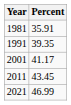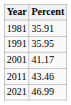(43, 44) 39.35 -> (43, 44) 35.95
(43, 76) 43.45 -> (43, 76) 43.46
